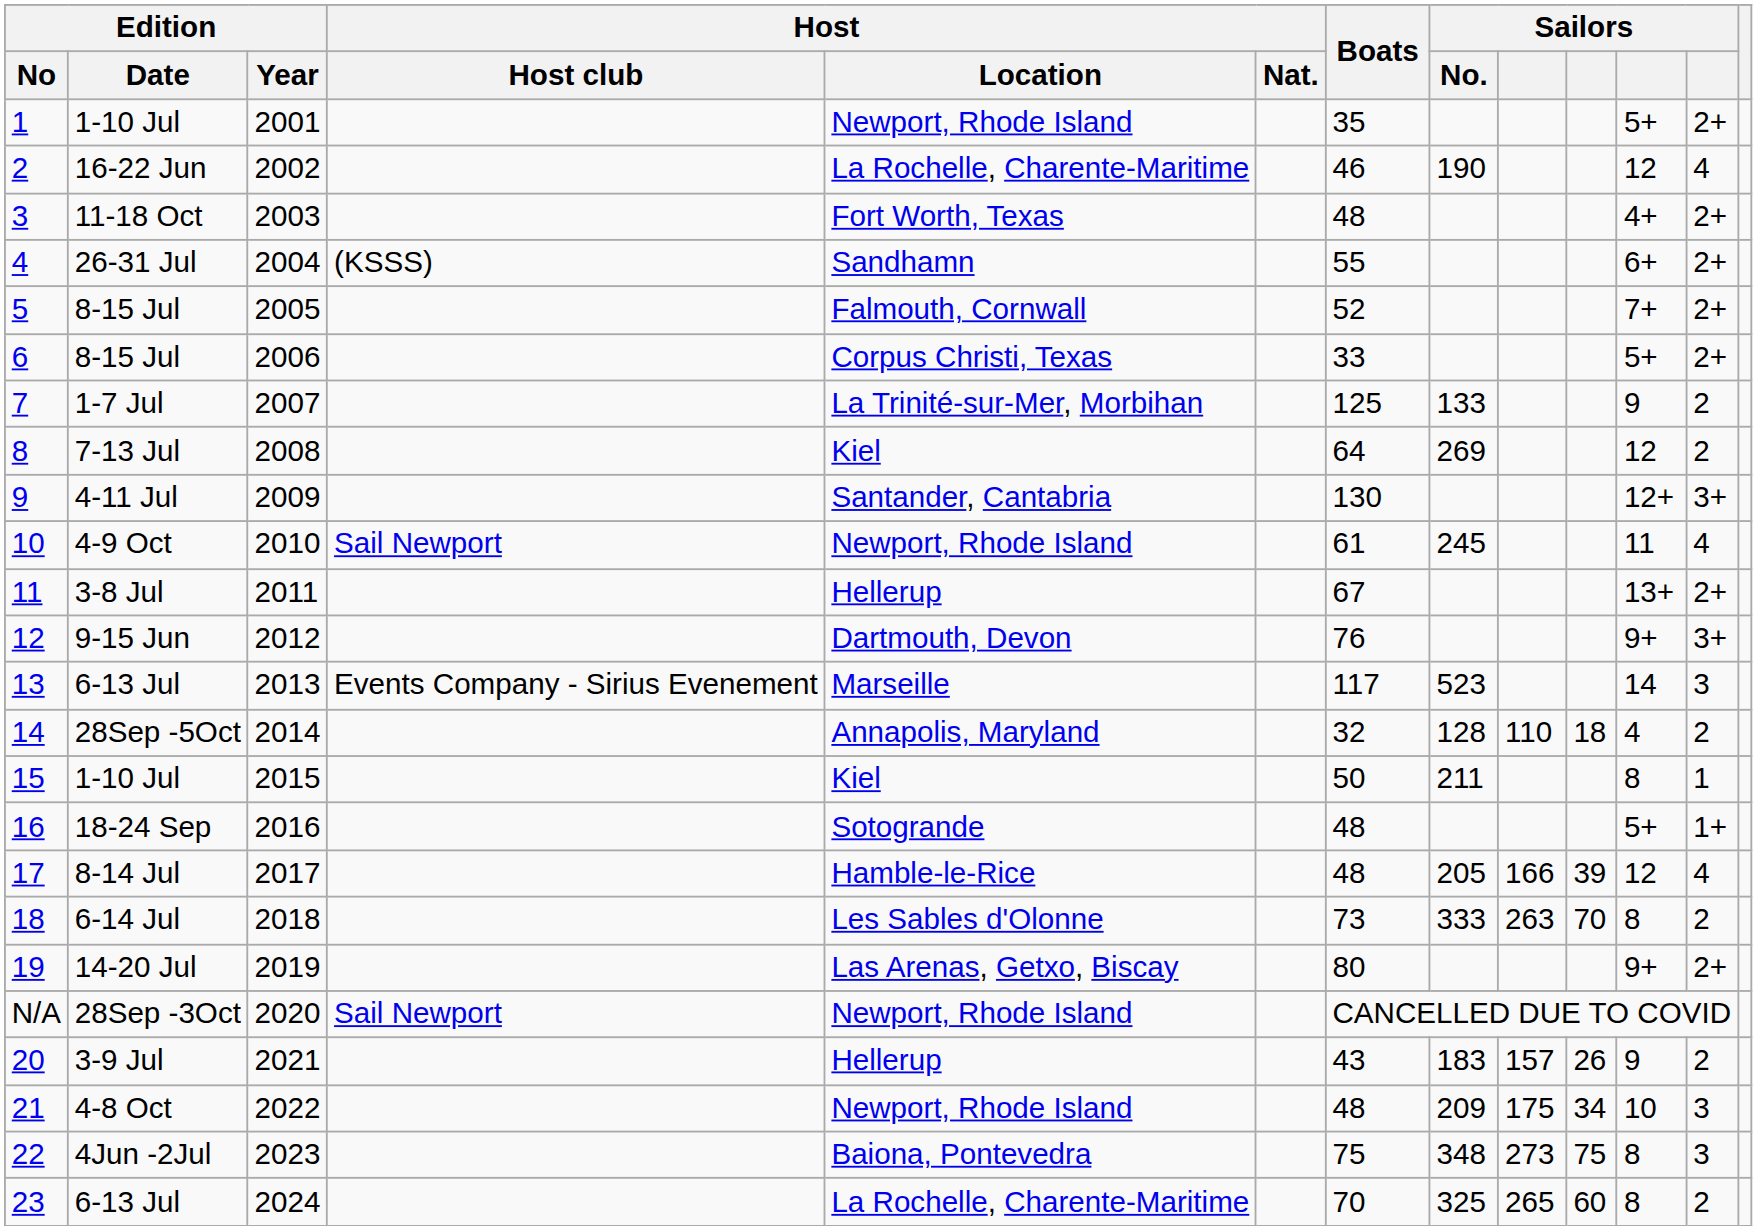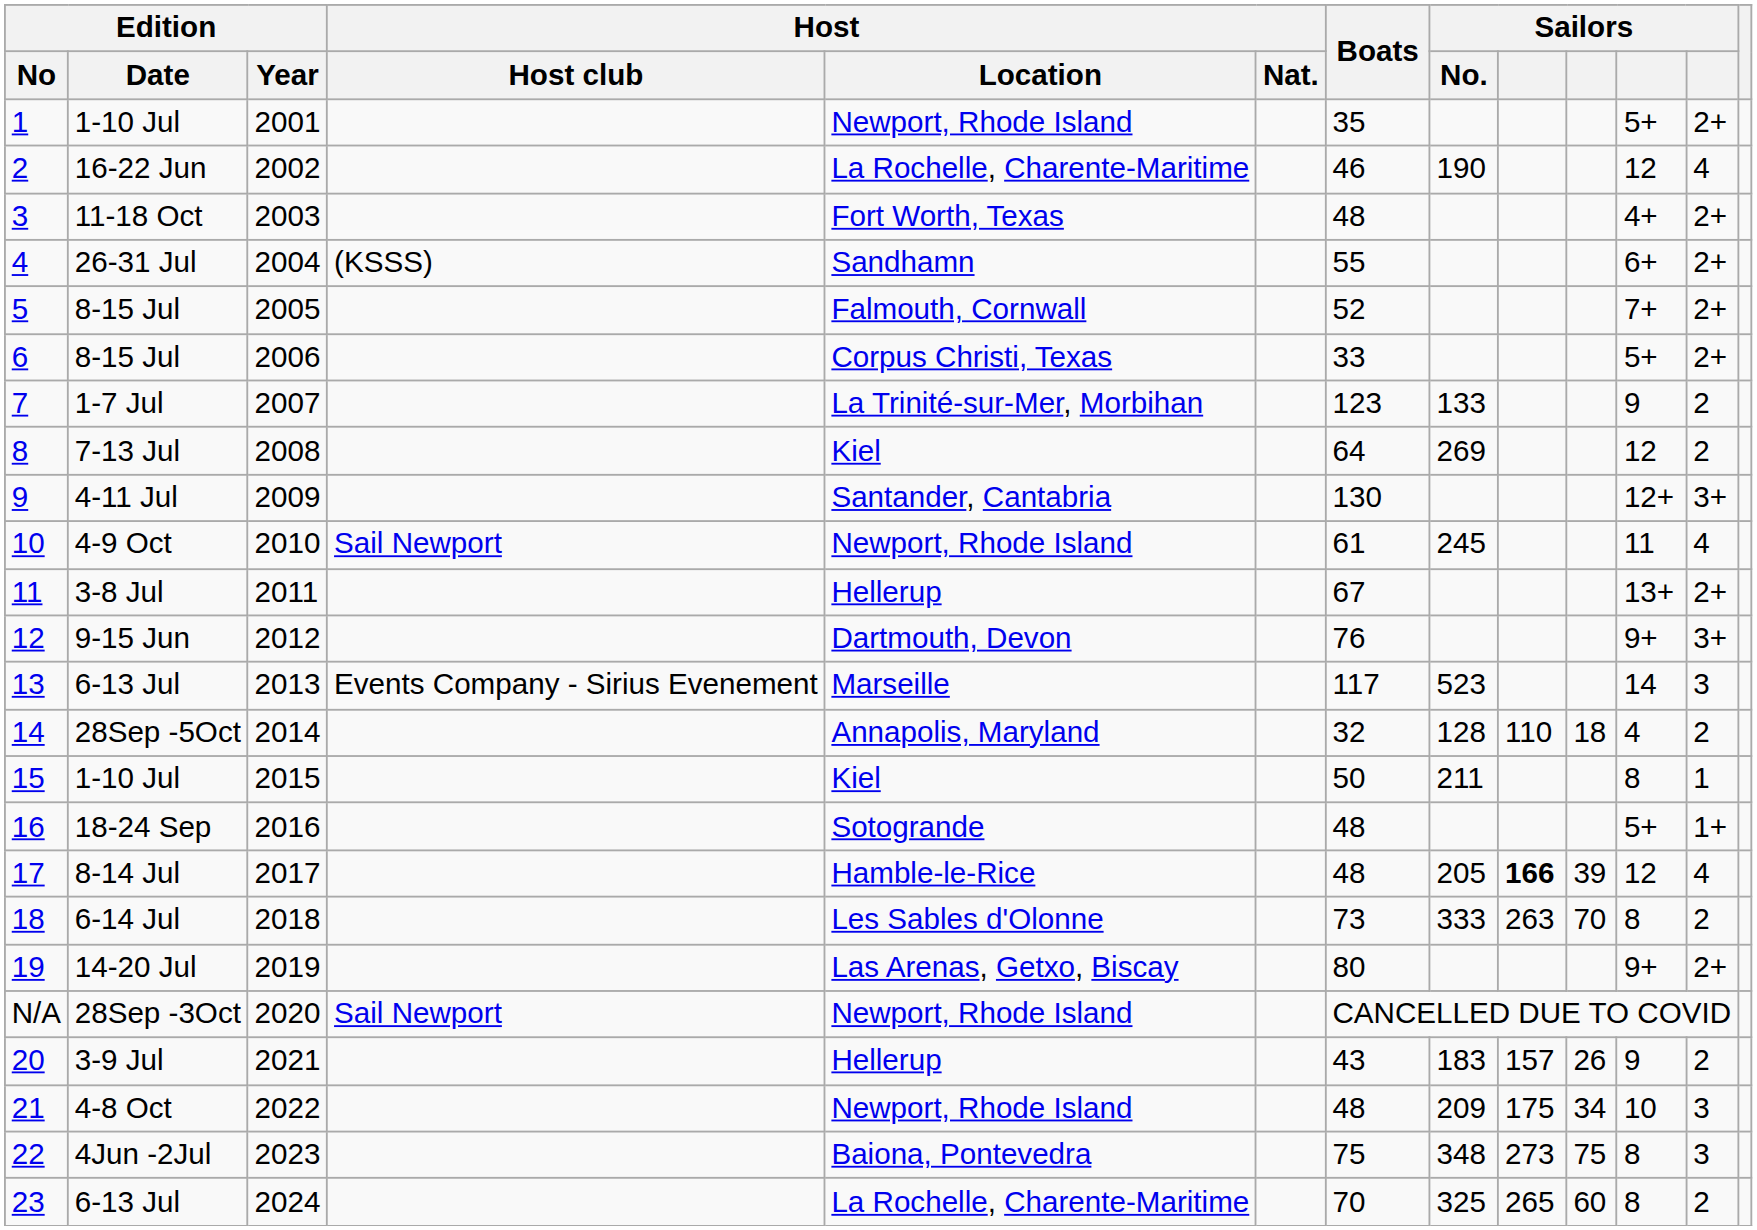(1357, 403) 125 -> (1357, 403) 123
(1530, 872) normal -> (1530, 872) bold
